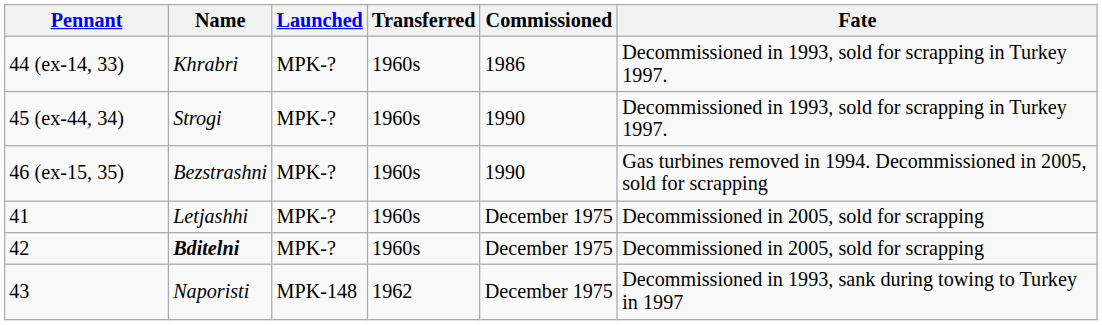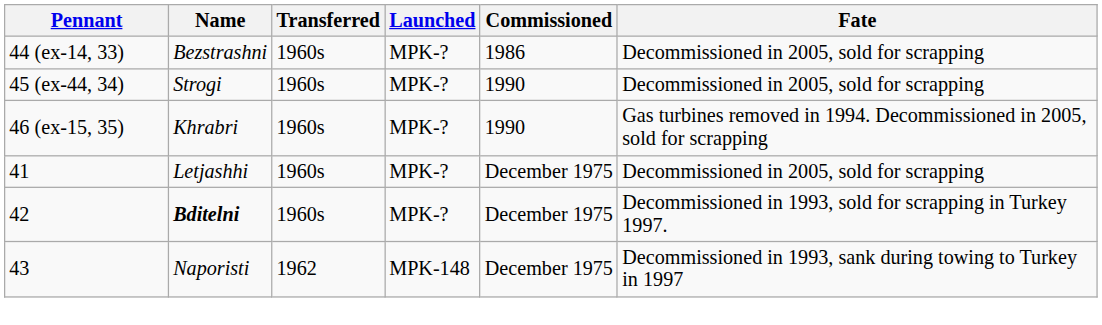columns swapped: (320, 20) <-> (424, 20)
(206, 63) Khrabri -> (220, 52) Bezstrashni
(845, 63) Decommissioned in 1993, sold for scrapping in Turkey 1997. -> (803, 52) Decommissioned in 2005, sold for scrapping
(845, 118) Decommissioned in 1993, sold for scrapping in Turkey 1997. -> (803, 84) Decommissioned in 2005, sold for scrapping
(220, 173) Bezstrashni -> (206, 127) Khrabri
(803, 248) Decommissioned in 2005, sold for scrapping -> (845, 214) Decommissioned in 1993, sold for scrapping in Turkey 1997.
